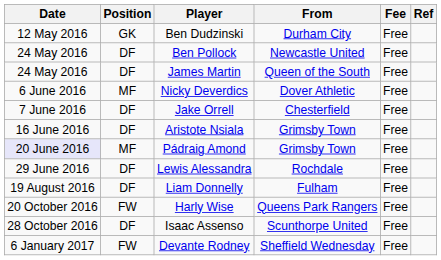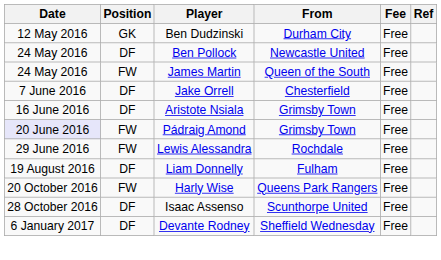(127, 72) DF -> (127, 72) FW
- row: (204, 91)
(127, 149) MF -> (127, 130) FW
(127, 168) DF -> (127, 149) FW
(127, 245) FW -> (127, 226) DF
